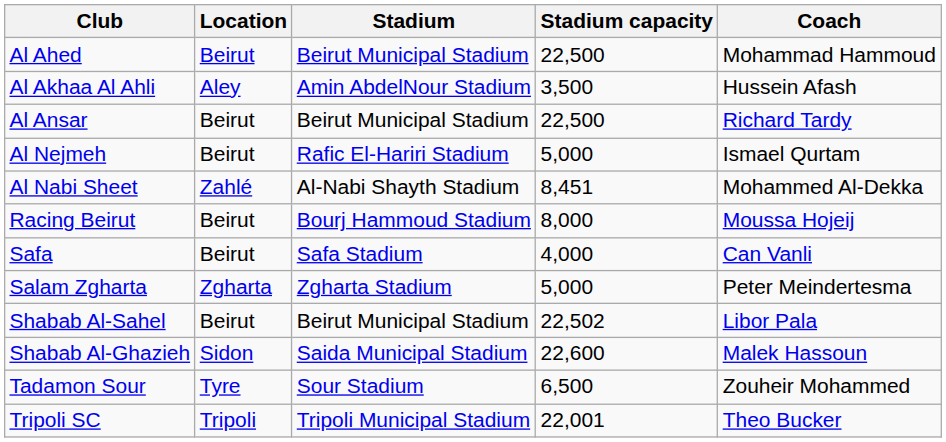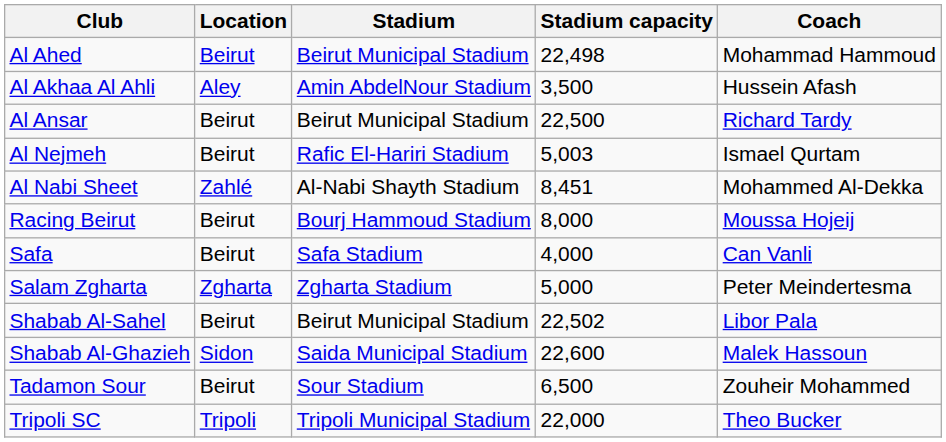(573, 54) 22,500 -> (573, 54) 22,498
(567, 154) 5,000 -> (567, 154) 5,003
(220, 386) Tyre -> (227, 386) Beirut
(573, 420) 22,001 -> (573, 420) 22,000
